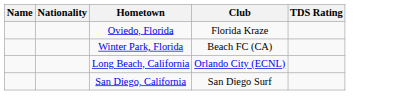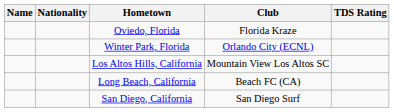(240, 47) Beach FC (CA) -> (268, 47) Orlando City (ECNL)
+ row: (147, 64)
(240, 64) Orlando City (ECNL) -> (268, 81) Beach FC (CA)
